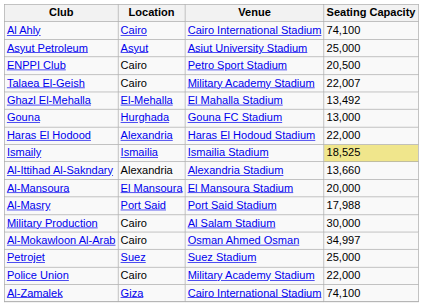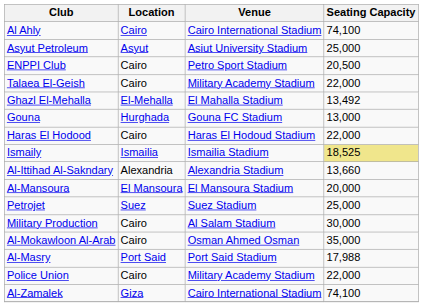(343, 83) 22,007 -> (343, 83) 22,000
(147, 135) Alexandria -> (134, 135) Cairo
rows swapped: (29, 205) <-> (26, 258)
(343, 240) 34,997 -> (343, 240) 35,000
